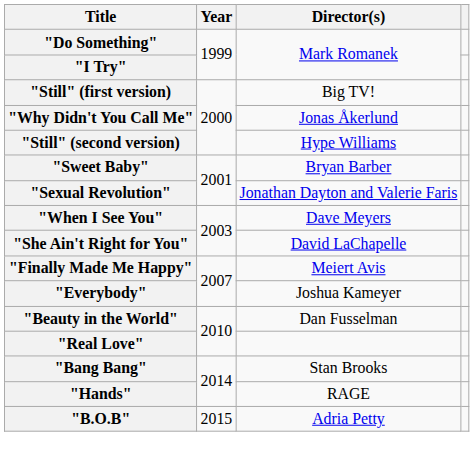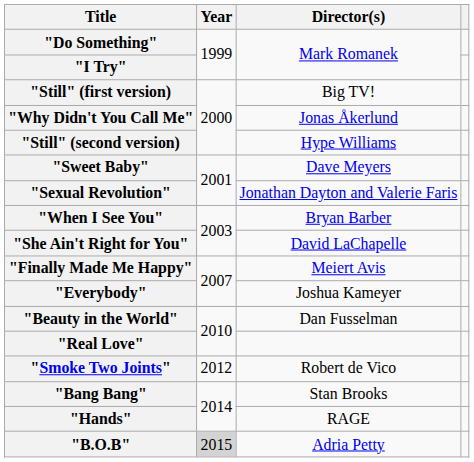(348, 167) Bryan Barber -> (348, 167) Dave Meyers
(348, 218) Dave Meyers -> (348, 218) Bryan Barber
+ row: (101, 368)
(216, 419) no background -> (216, 444) lightgrey background
